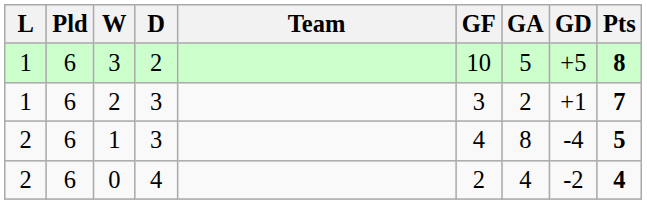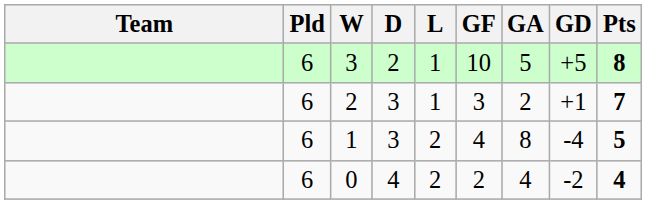columns swapped: (317, 23) <-> (26, 23)
